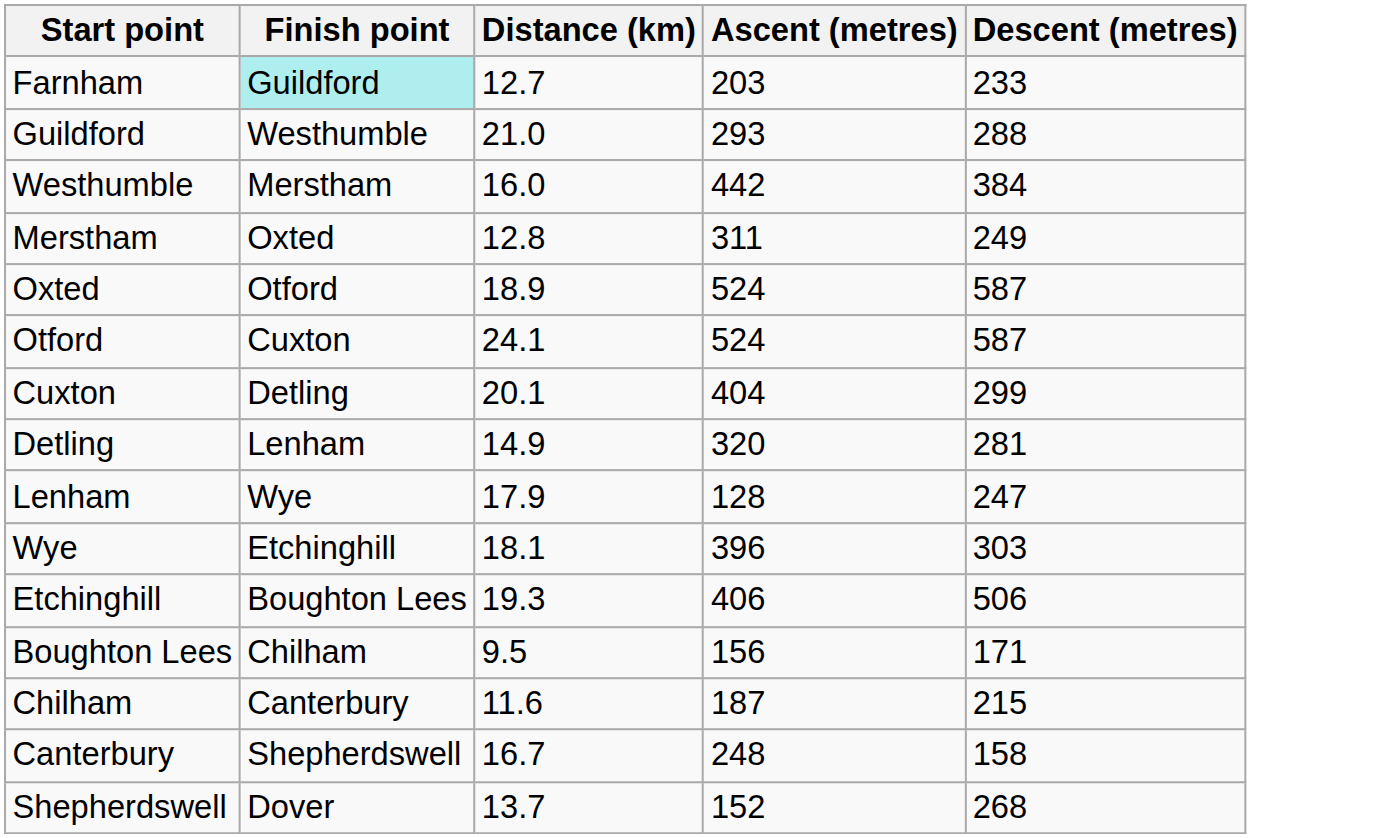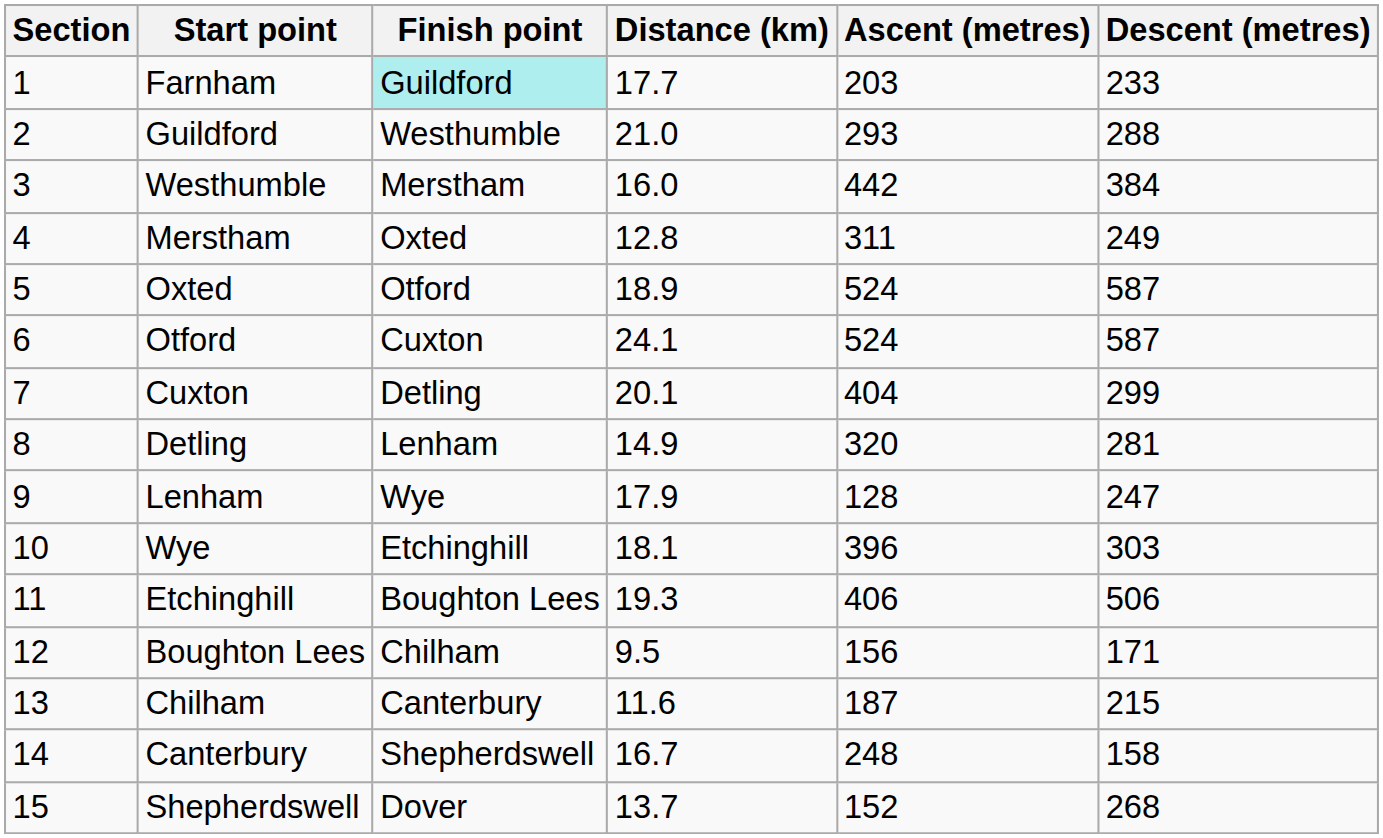+ column: (71, 30)
(514, 82) 12.7 -> (647, 82) 17.7
